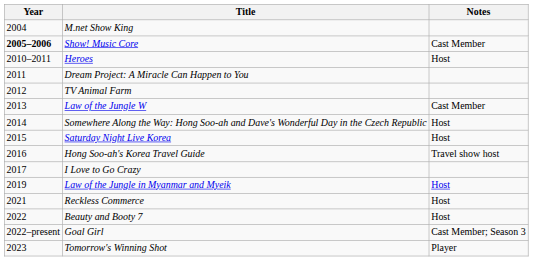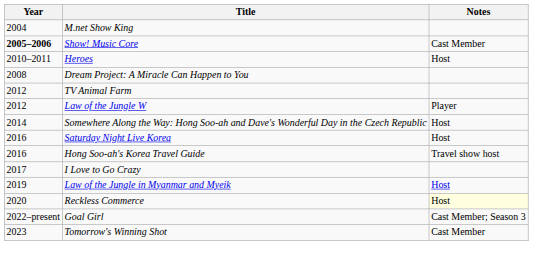(16, 75) 2011 -> (17, 75) 2008
(17, 106) 2013 -> (17, 106) 2012
(458, 106) Cast Member -> (444, 106) Player
(17, 138) 2015 -> (17, 138) 2016
(17, 201) 2021 -> (17, 201) 2020
(441, 201) no background -> (441, 201) lightyellow background
- row: (104, 216)
(444, 248) Player -> (458, 232) Cast Member
